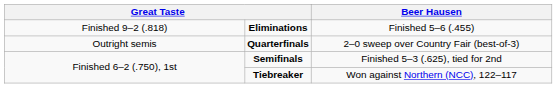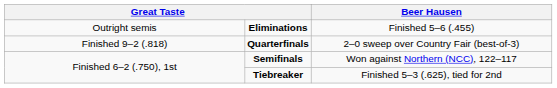(125, 28) Finished 9–2 (.818) -> (125, 28) Outright semis
(125, 43) Outright semis -> (125, 43) Finished 9–2 (.818)
(431, 59) Finished 5–3 (.625), tied for 2nd -> (431, 59) Won against Northern (NCC), 122–117
(431, 75) Won against Northern (NCC), 122–117 -> (431, 75) Finished 5–3 (.625), tied for 2nd
